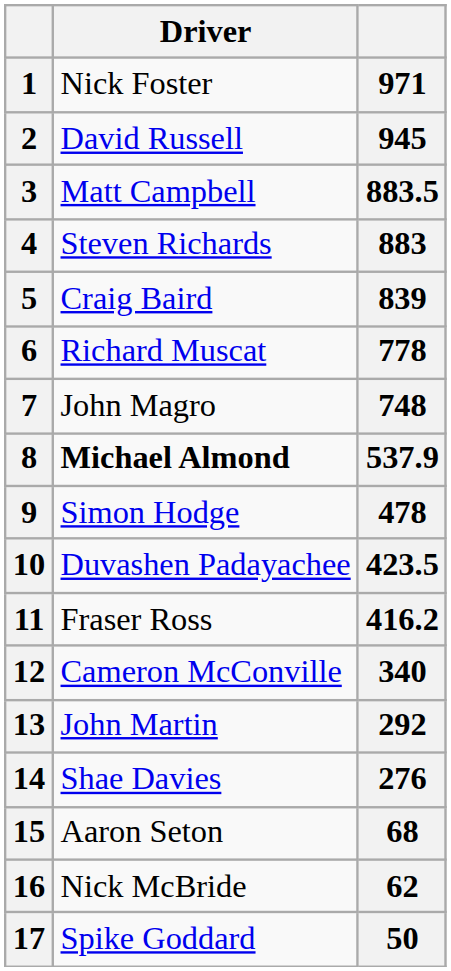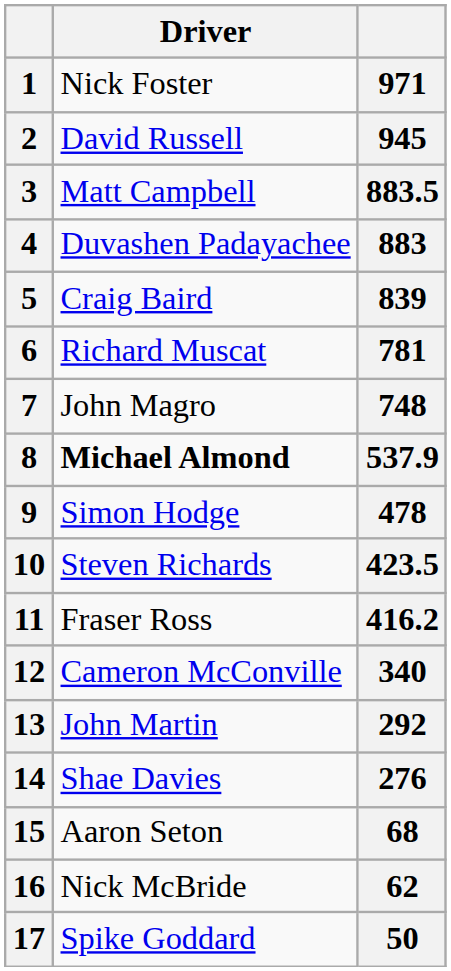(166, 244) Steven Richards -> (206, 244) Duvashen Padayachee
(402, 351) 778 -> (402, 351) 781
(206, 564) Duvashen Padayachee -> (166, 564) Steven Richards
